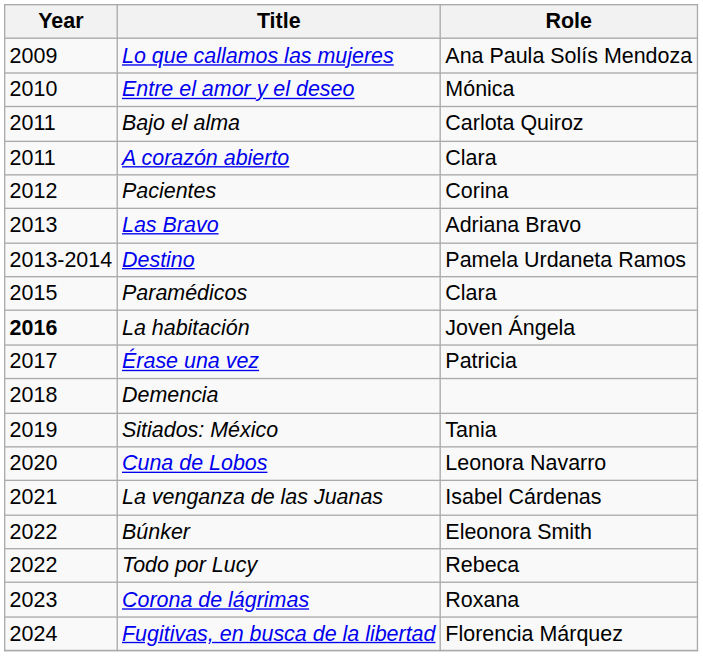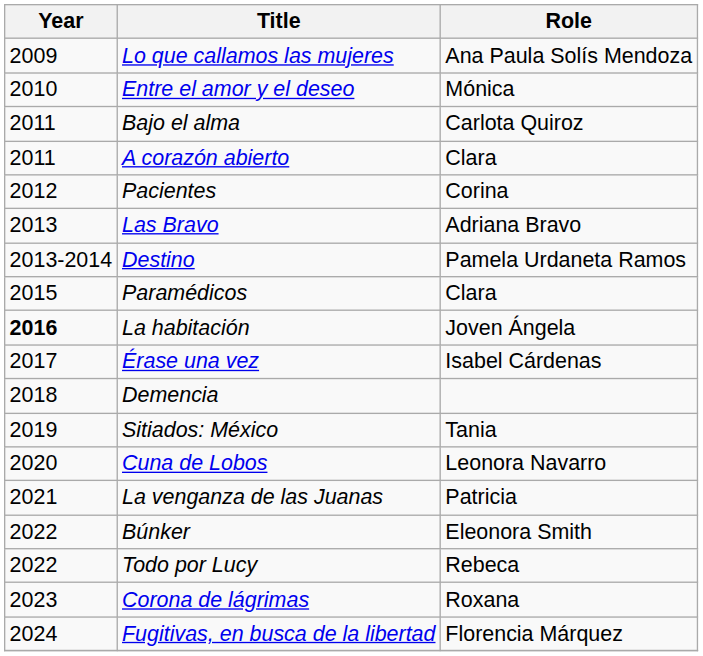(481, 361) Patricia -> (523, 361) Isabel Cárdenas
(523, 497) Isabel Cárdenas -> (481, 497) Patricia
